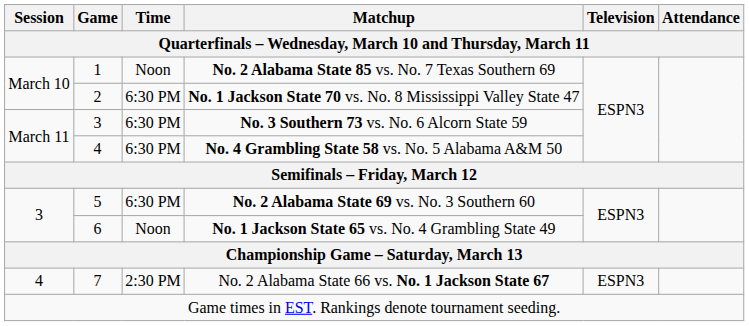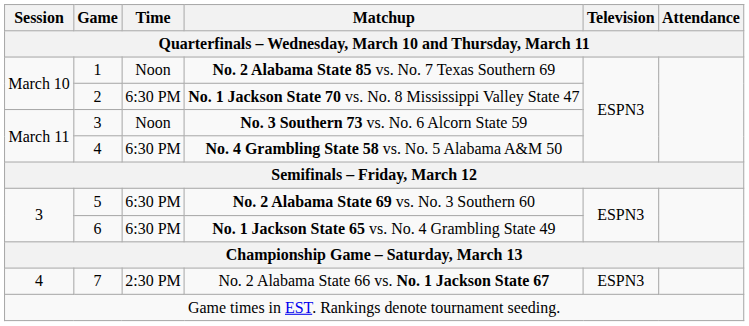(153, 123) 6:30 PM -> (153, 123) Noon
(153, 228) Noon -> (153, 228) 6:30 PM
